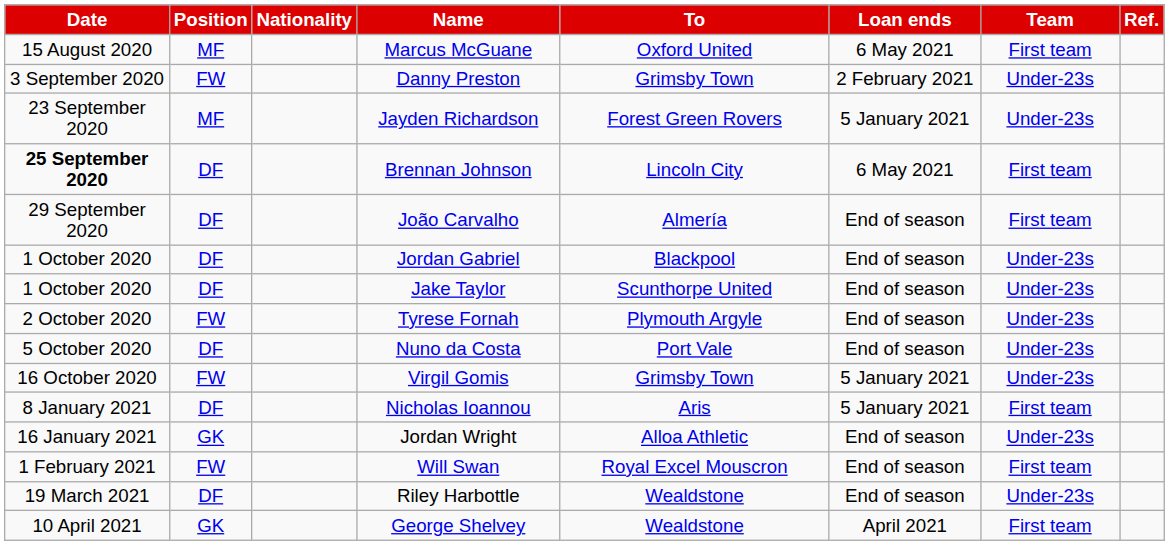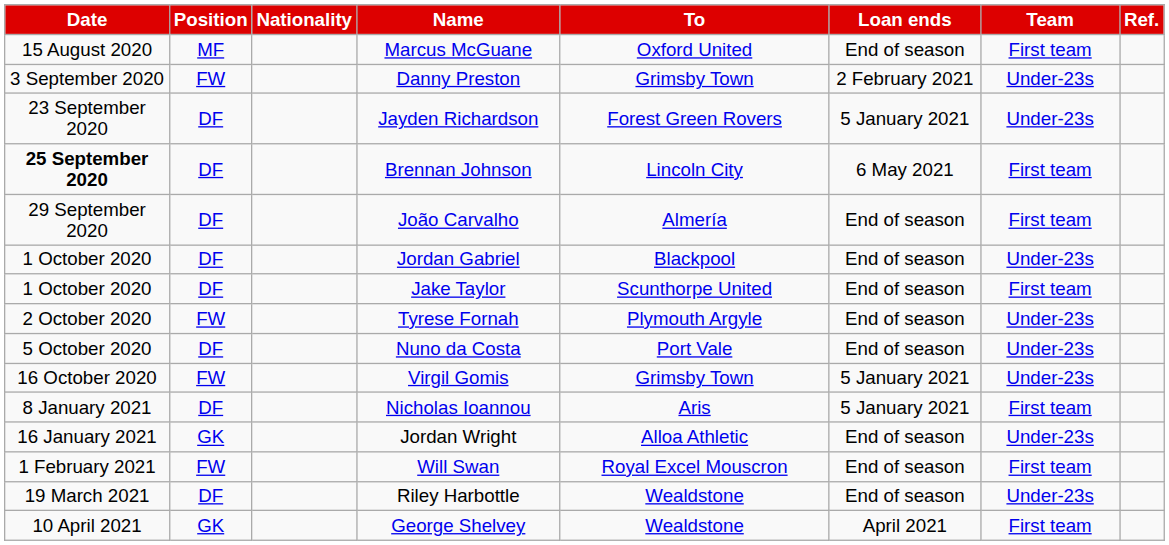(905, 49) 6 May 2021 -> (905, 49) End of season
(211, 119) MF -> (211, 119) DF
(1050, 289) Under-23s -> (1050, 289) First team
